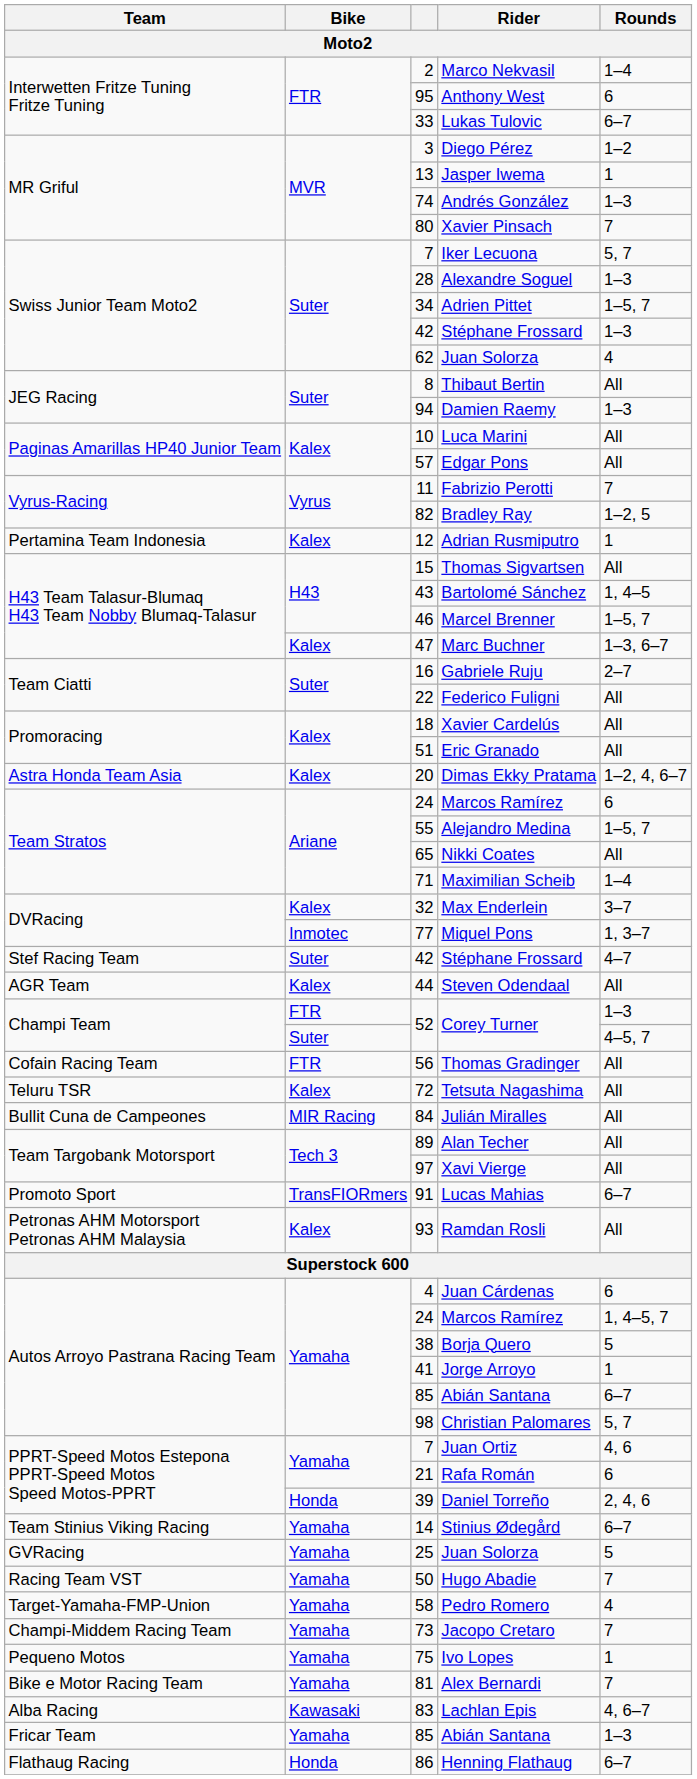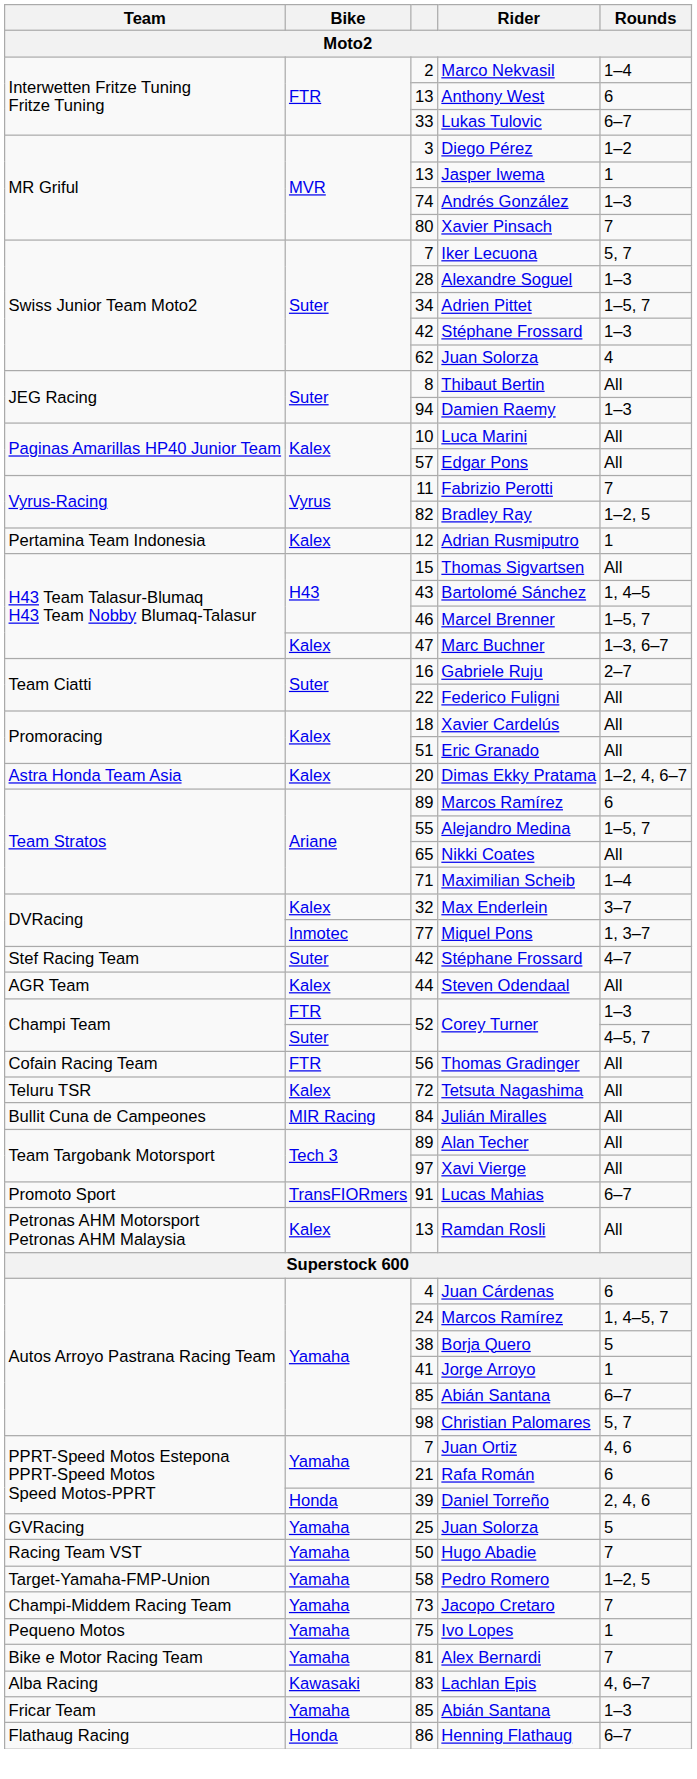(424, 96) 95 -> (424, 96) 13
(424, 802) 24 -> (424, 802) 89
(424, 1230) 93 -> (424, 1230) 13
- row: (109, 1526)
(609, 1605) 4 -> (627, 1579) 1–2, 5
